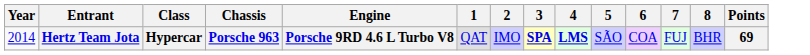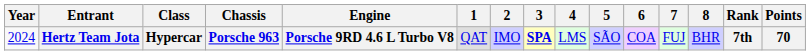+ column: (743, 15)
(21, 38) 2014 -> (21, 38) 2024
(573, 38) bold -> (572, 38) normal
(746, 38) 69 -> (783, 38) 70
